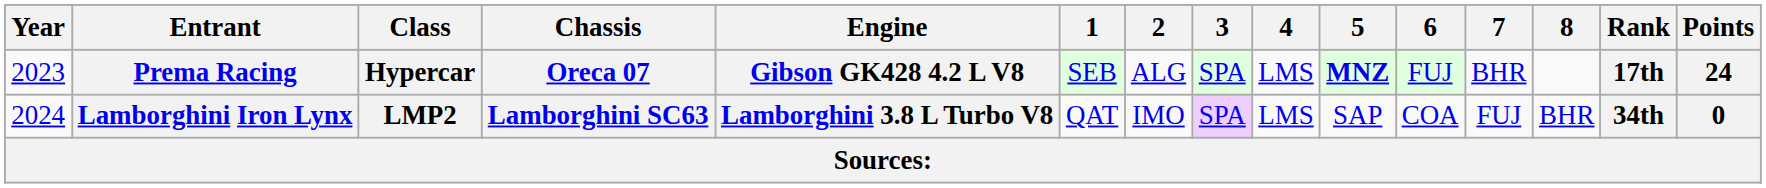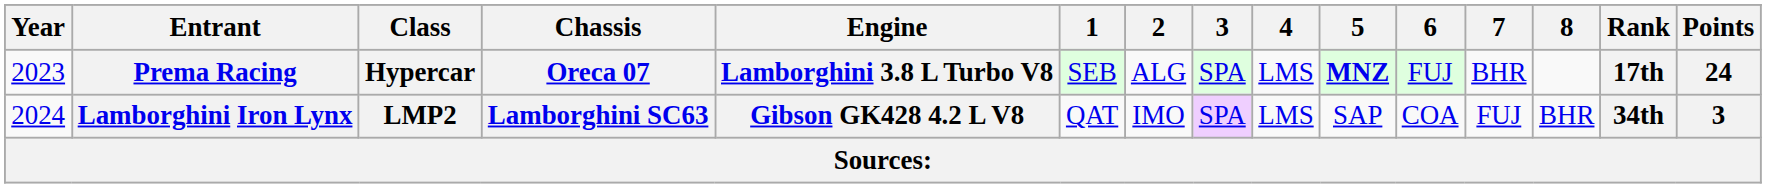(887, 71) Gibson GK428 4.2 L V8 -> (887, 71) Lamborghini 3.8 L Turbo V8
(887, 115) Lamborghini 3.8 L Turbo V8 -> (887, 115) Gibson GK428 4.2 L V8
(1718, 115) 0 -> (1718, 115) 3
